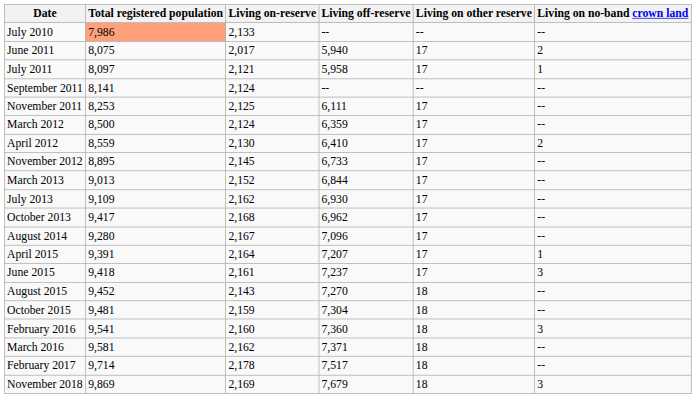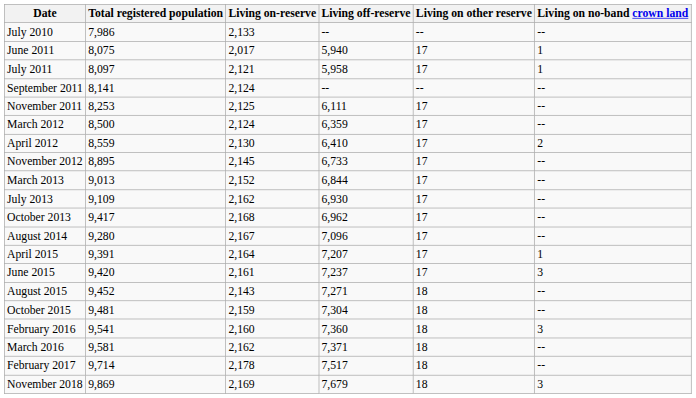(101, 32) lightsalmon background -> (101, 32) no background
(540, 50) 2 -> (540, 50) 1
(101, 273) 9,418 -> (101, 273) 9,420
(335, 291) 7,270 -> (335, 291) 7,271
